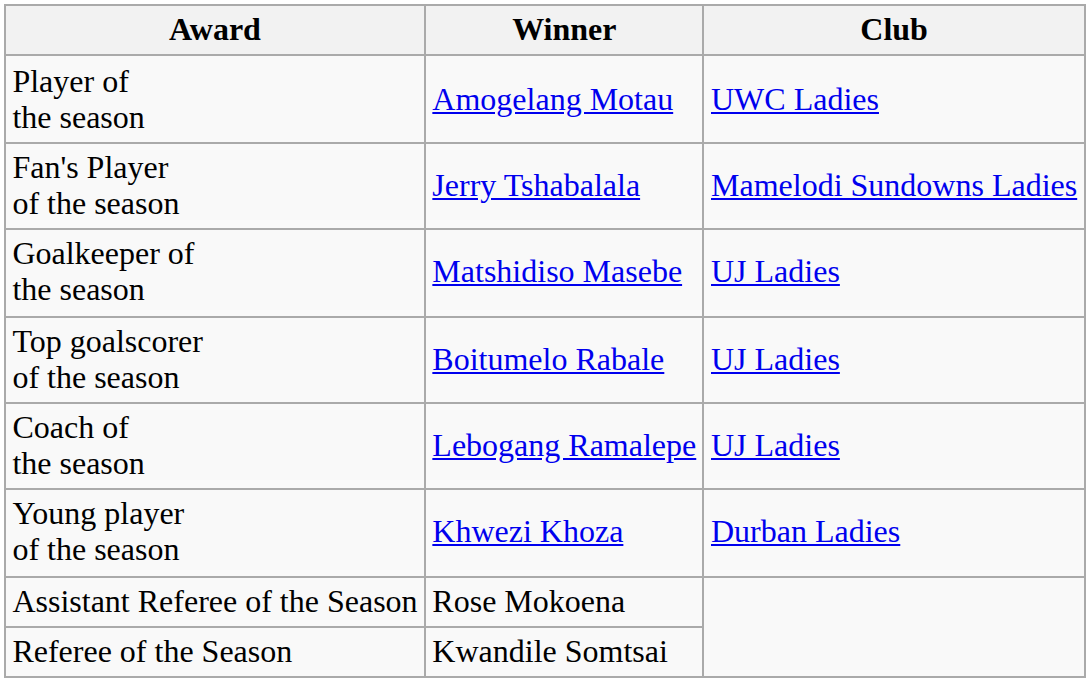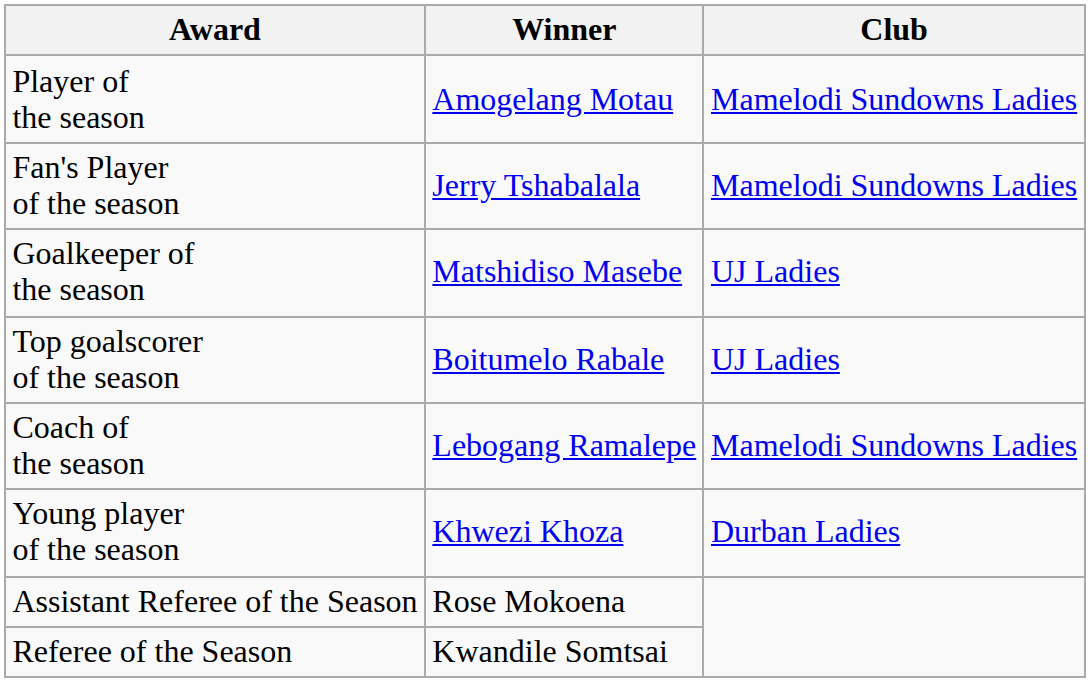(795, 98) UWC Ladies -> (894, 98) Mamelodi Sundowns Ladies
(775, 445) UJ Ladies -> (894, 445) Mamelodi Sundowns Ladies
